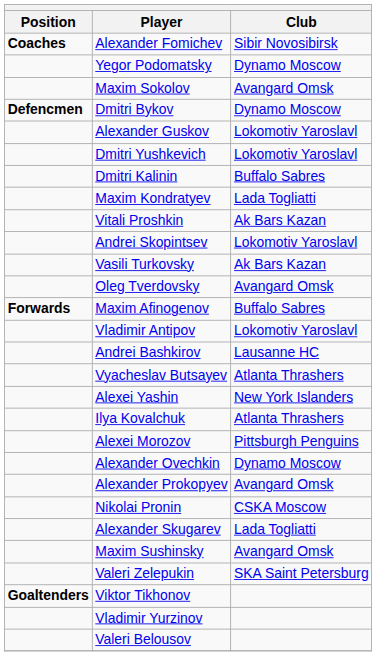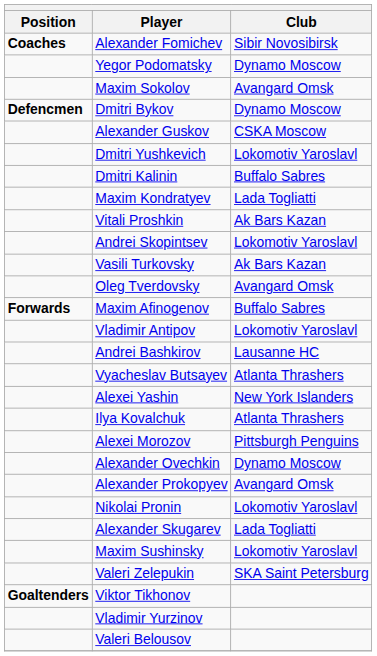(296, 132) Lokomotiv Yaroslavl -> (280, 132) CSKA Moscow
(280, 507) CSKA Moscow -> (296, 507) Lokomotiv Yaroslavl
(284, 551) Avangard Omsk -> (296, 551) Lokomotiv Yaroslavl
